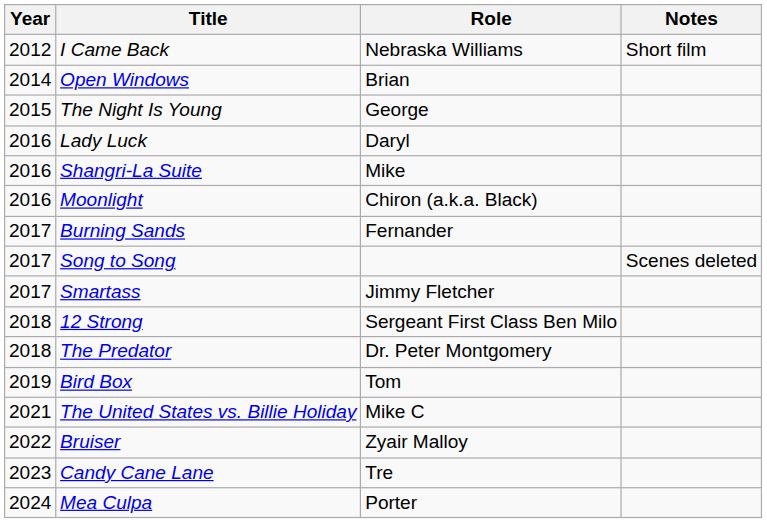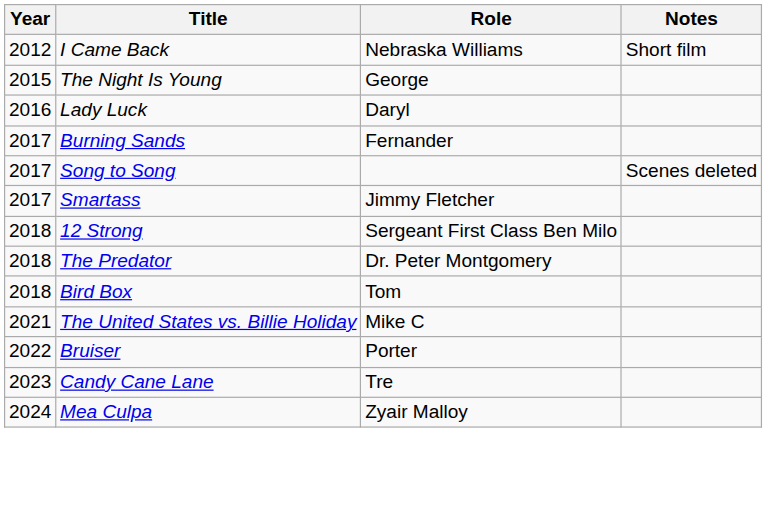- row: (125, 79)
- row: (131, 170)
- row: (101, 200)
(30, 381) 2019 -> (30, 291) 2018
(417, 442) Zyair Malloy -> (391, 351) Porter
(391, 502) Porter -> (417, 412) Zyair Malloy
